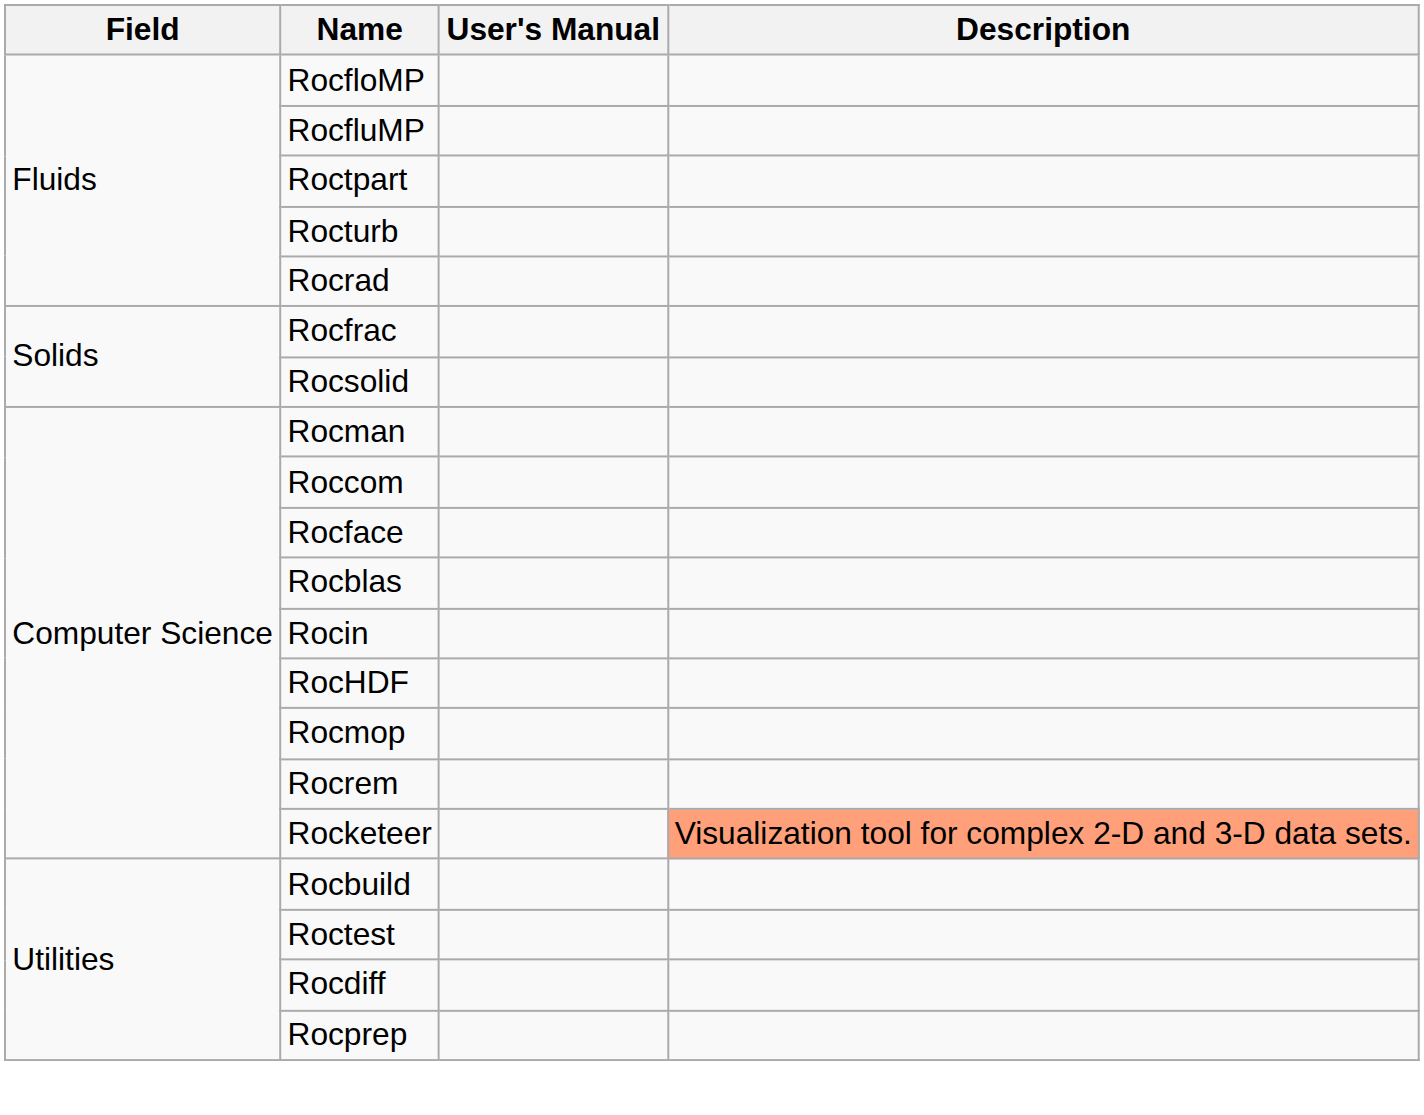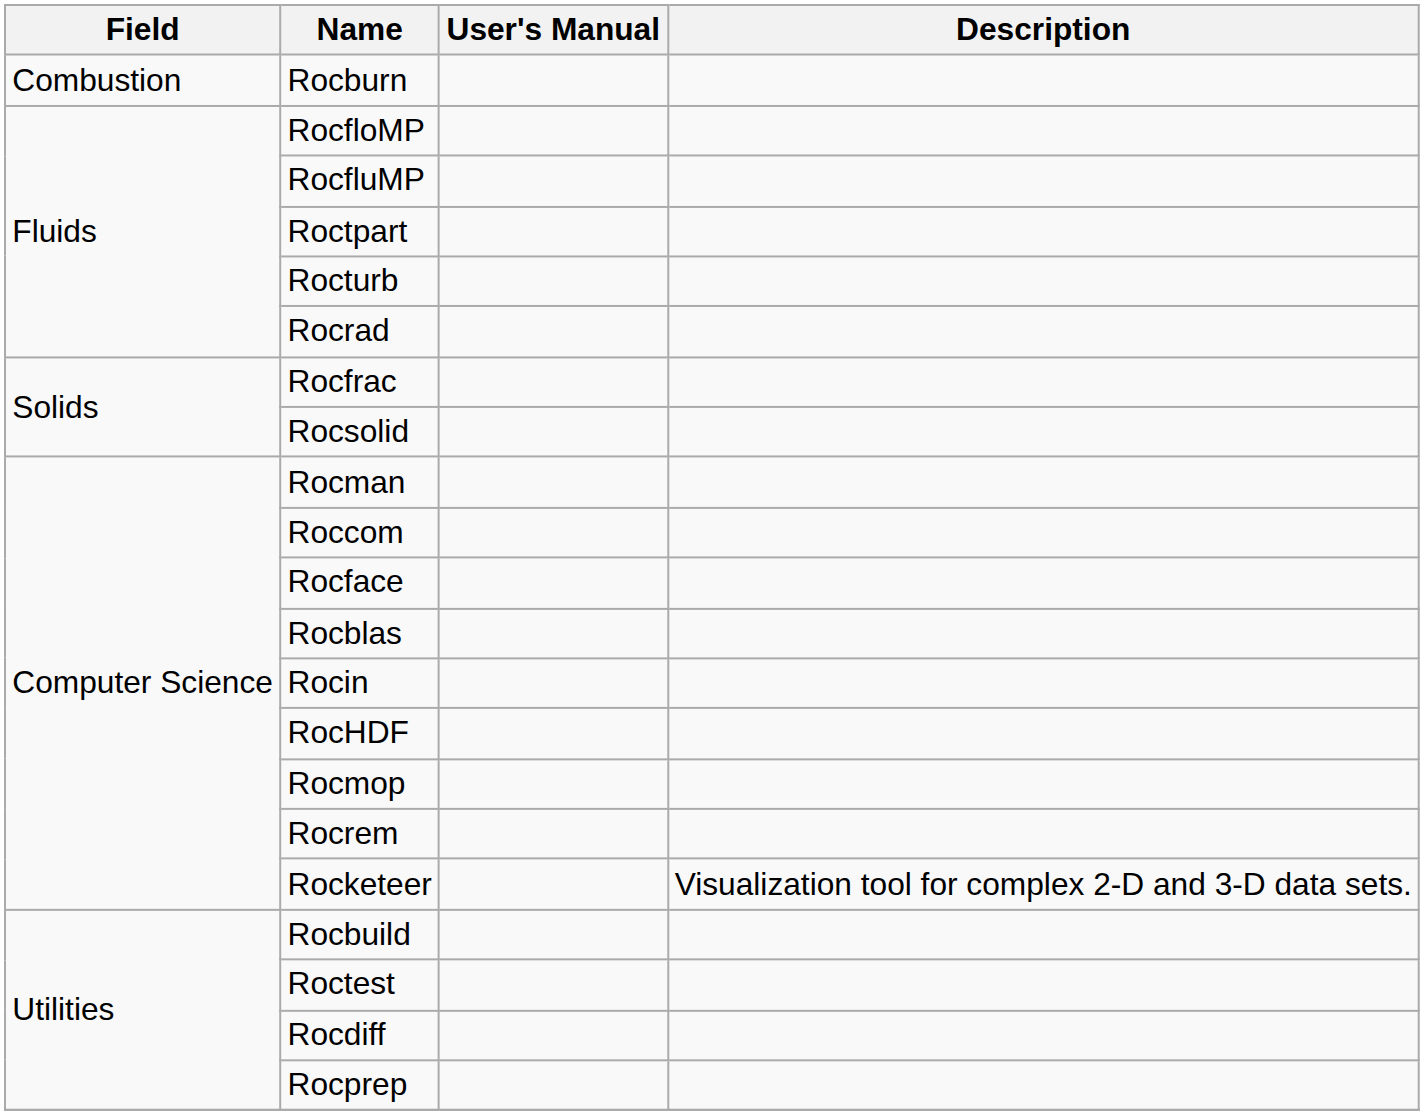+ row: (347, 79)
(1043, 833) lightsalmon background -> (1043, 883) no background
